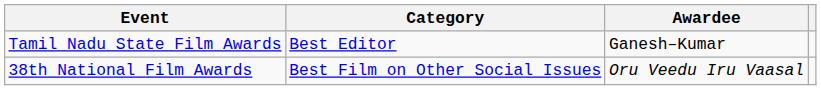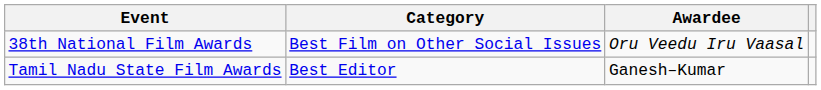rows swapped: (130, 71) <-> (145, 44)
